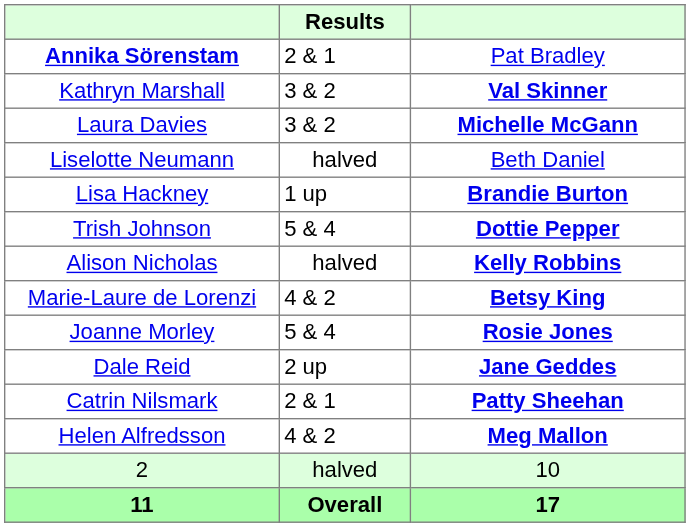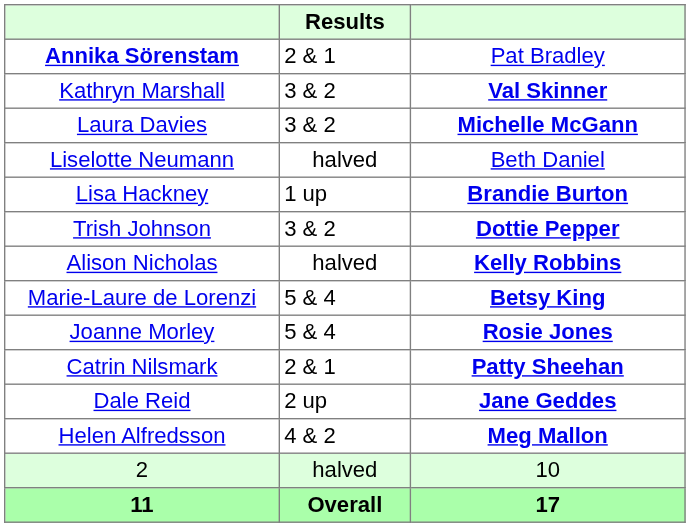(310, 228) 5 & 4 -> (310, 228) 3 & 2
(310, 297) 4 & 2 -> (310, 297) 5 & 4
rows swapped: (142, 366) <-> (142, 401)
